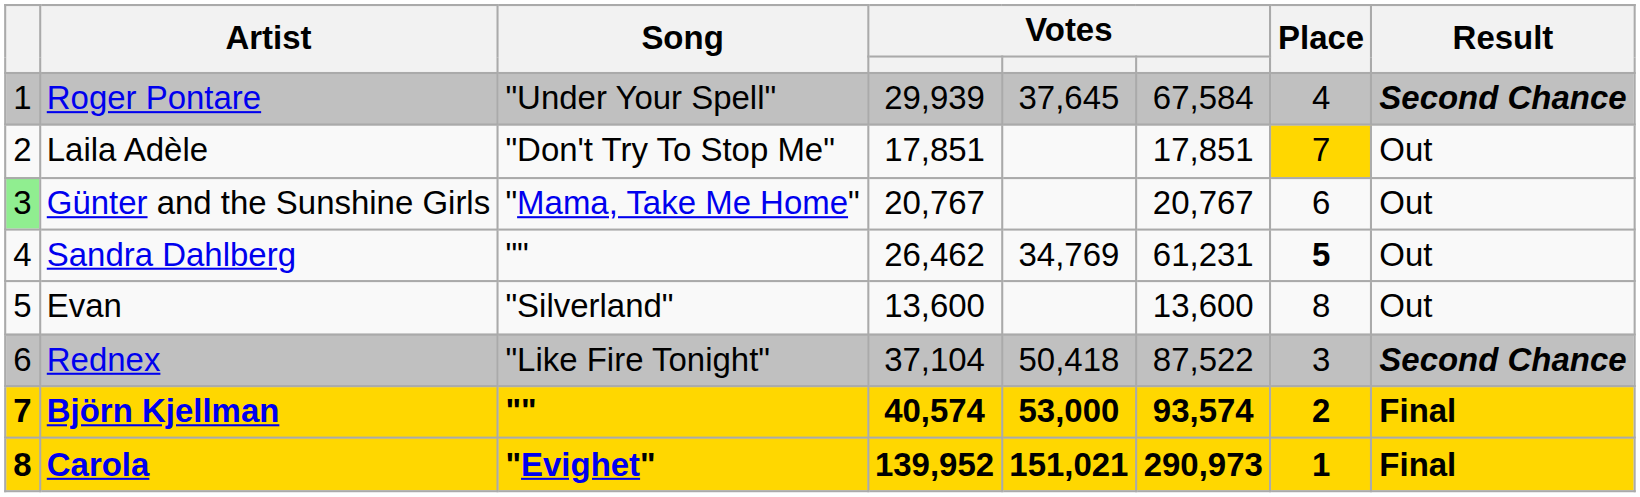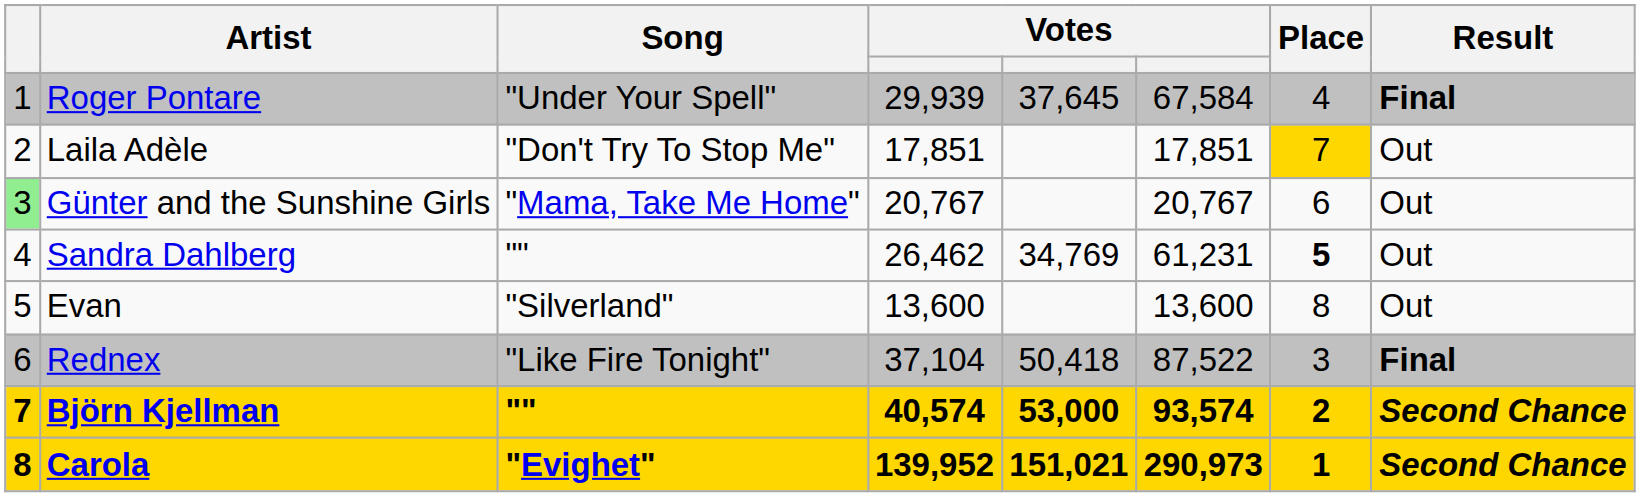(1503, 98) Second Chance -> (1418, 98) Final
(1503, 359) Second Chance -> (1418, 359) Final
(1418, 411) Final -> (1503, 411) Second Chance
(1418, 464) Final -> (1503, 464) Second Chance
